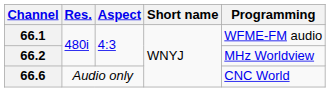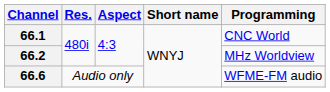(273, 35) WFME-FM audio -> (257, 35) CNC World
(257, 76) CNC World -> (273, 76) WFME-FM audio
